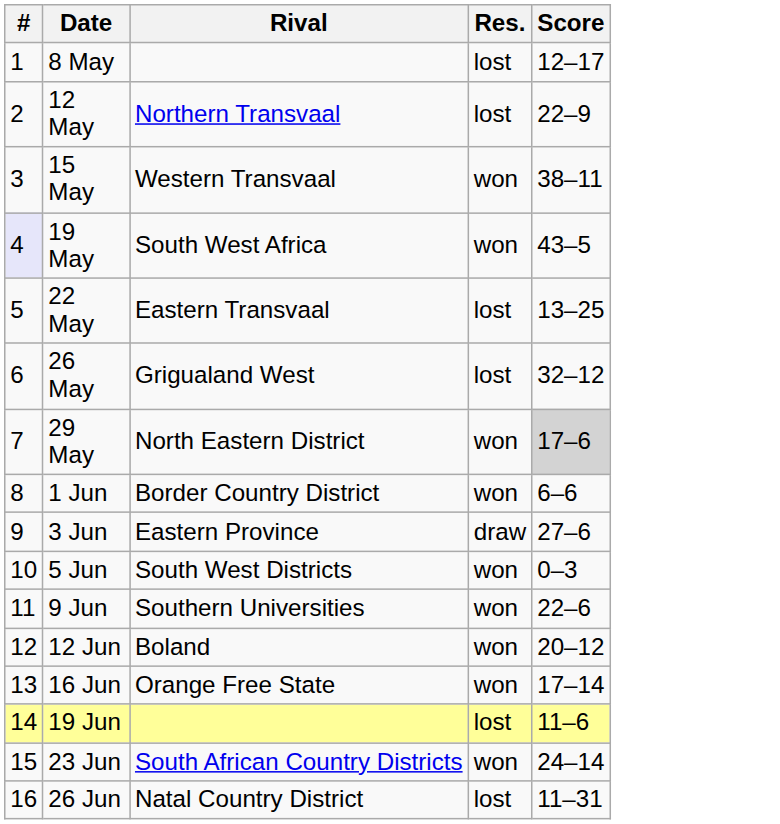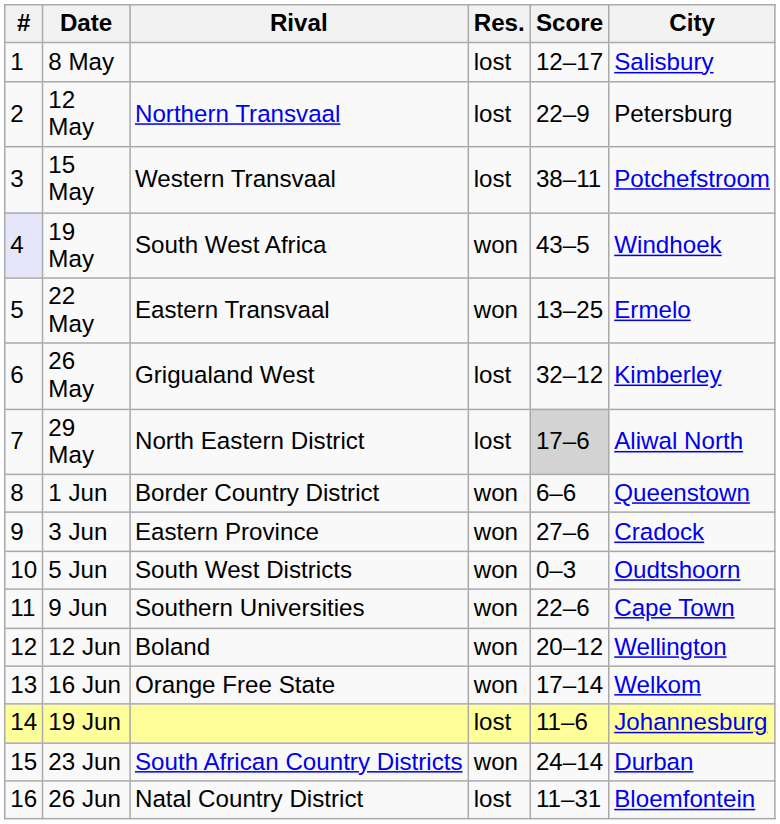+ column: (692, 23)
(496, 179) won -> (493, 179) lost
(493, 310) lost -> (496, 310) won
(496, 441) won -> (493, 441) lost
(500, 531) draw -> (496, 531) won
